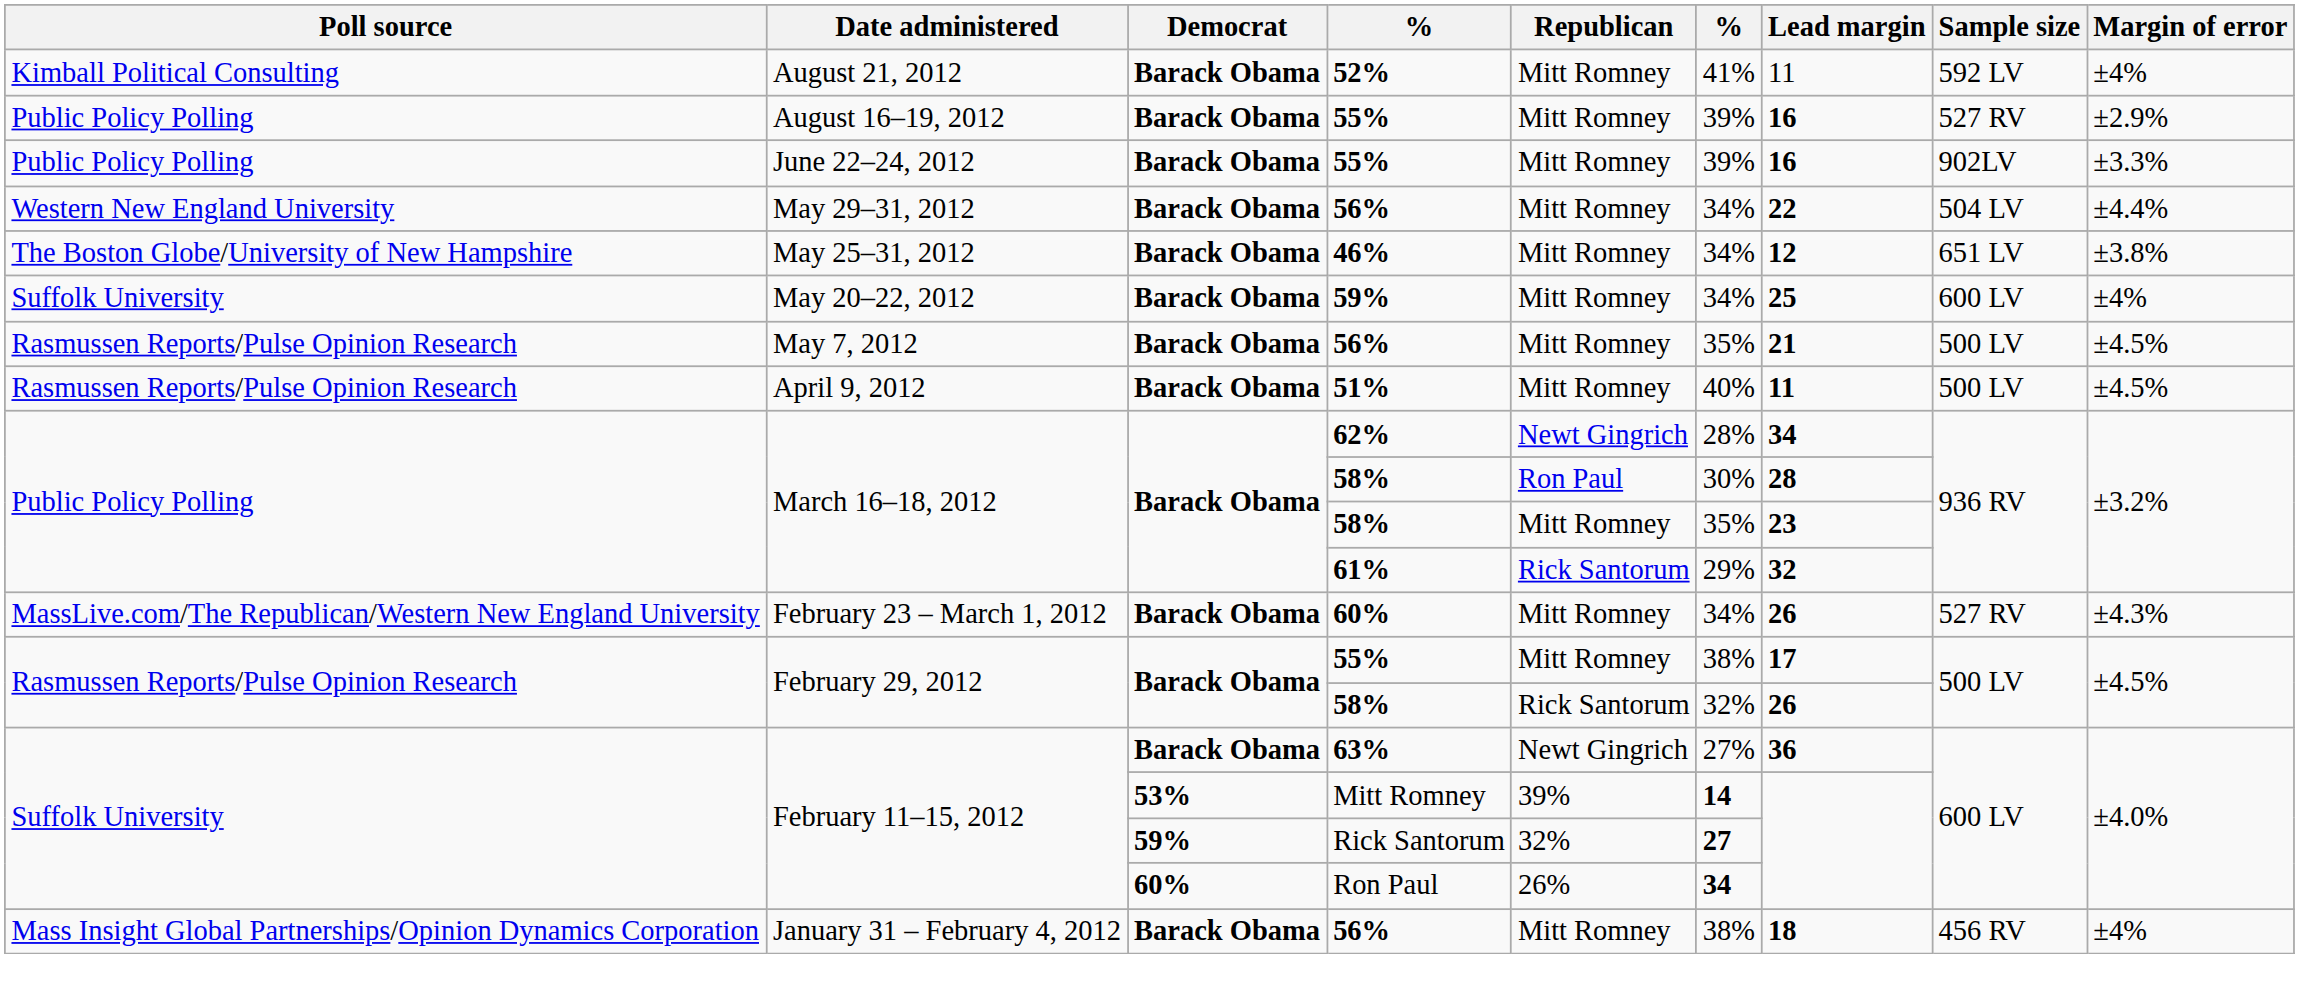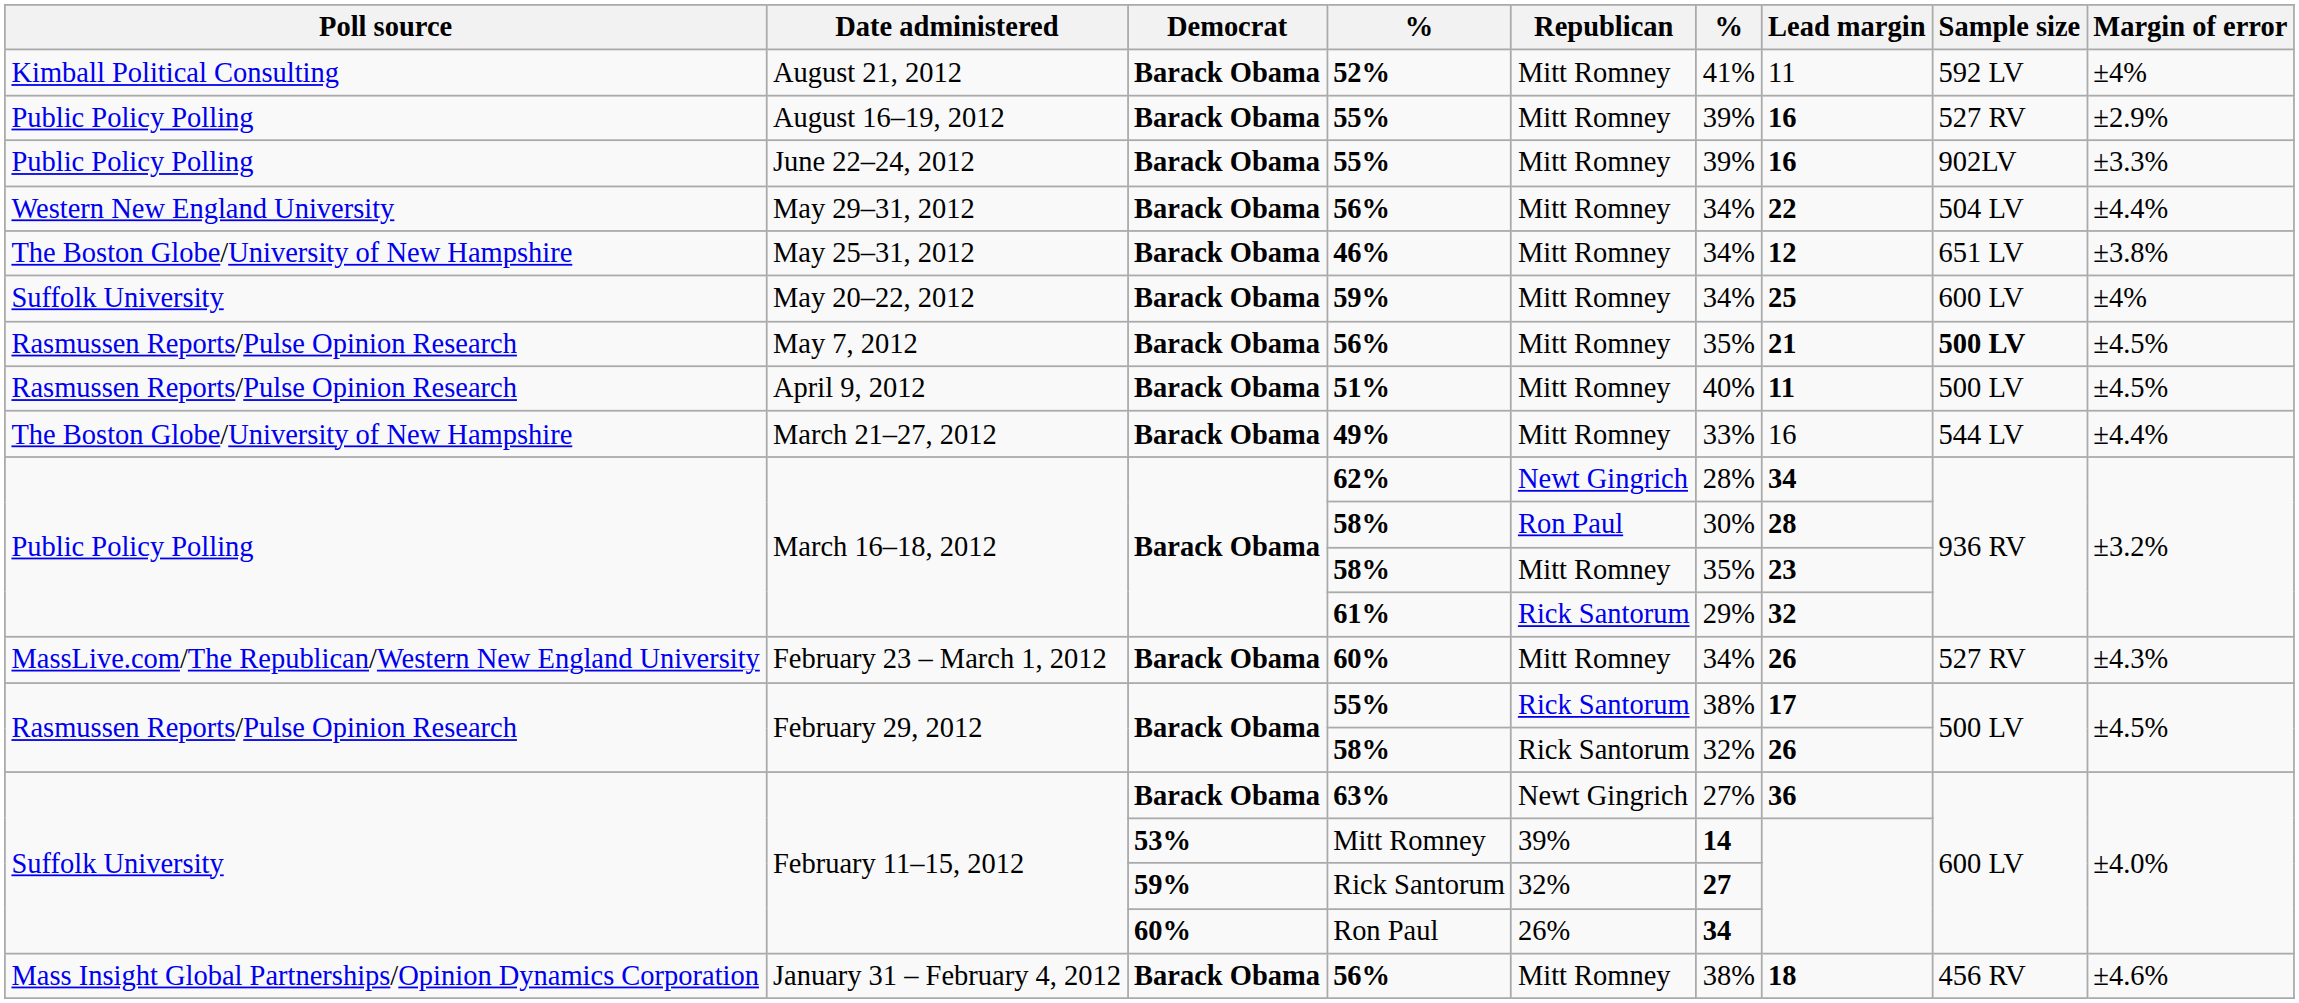(1981, 343) normal -> (1982, 343) bold
+ row: (885, 433)
(1594, 659) Mitt Romney -> (1604, 704) Rick Santorum
(2120, 930) ±4% -> (2131, 975) ±4.6%
